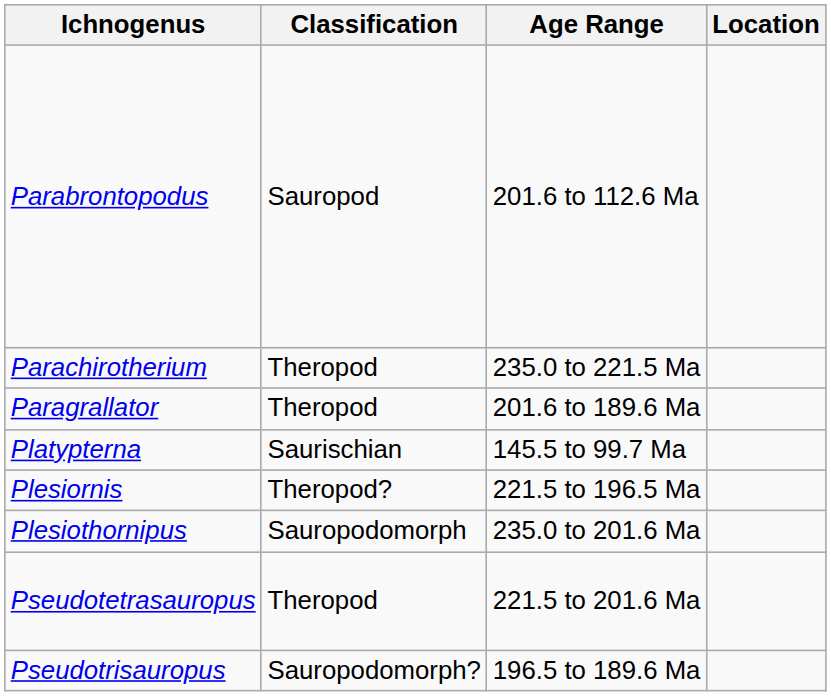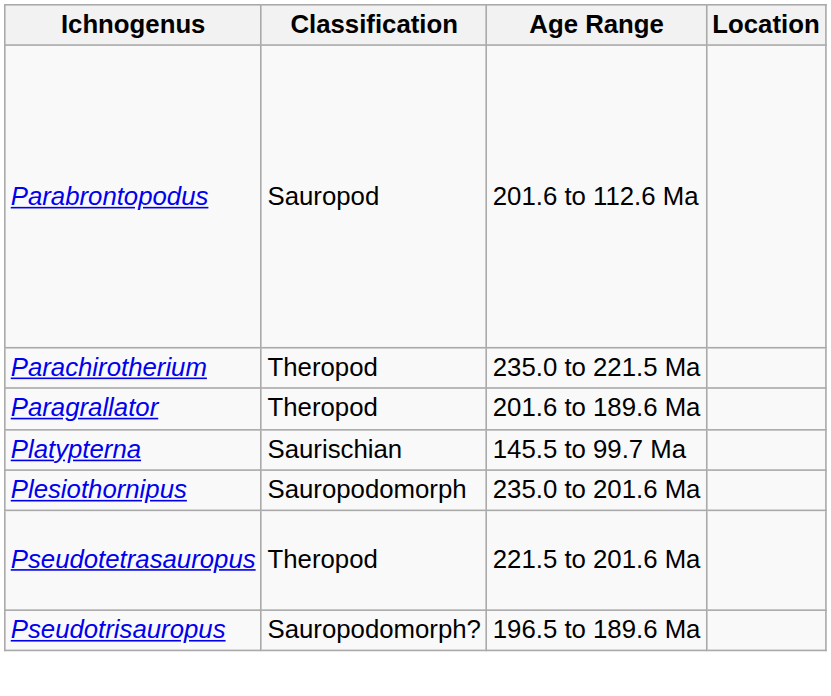- row: (67, 490)
